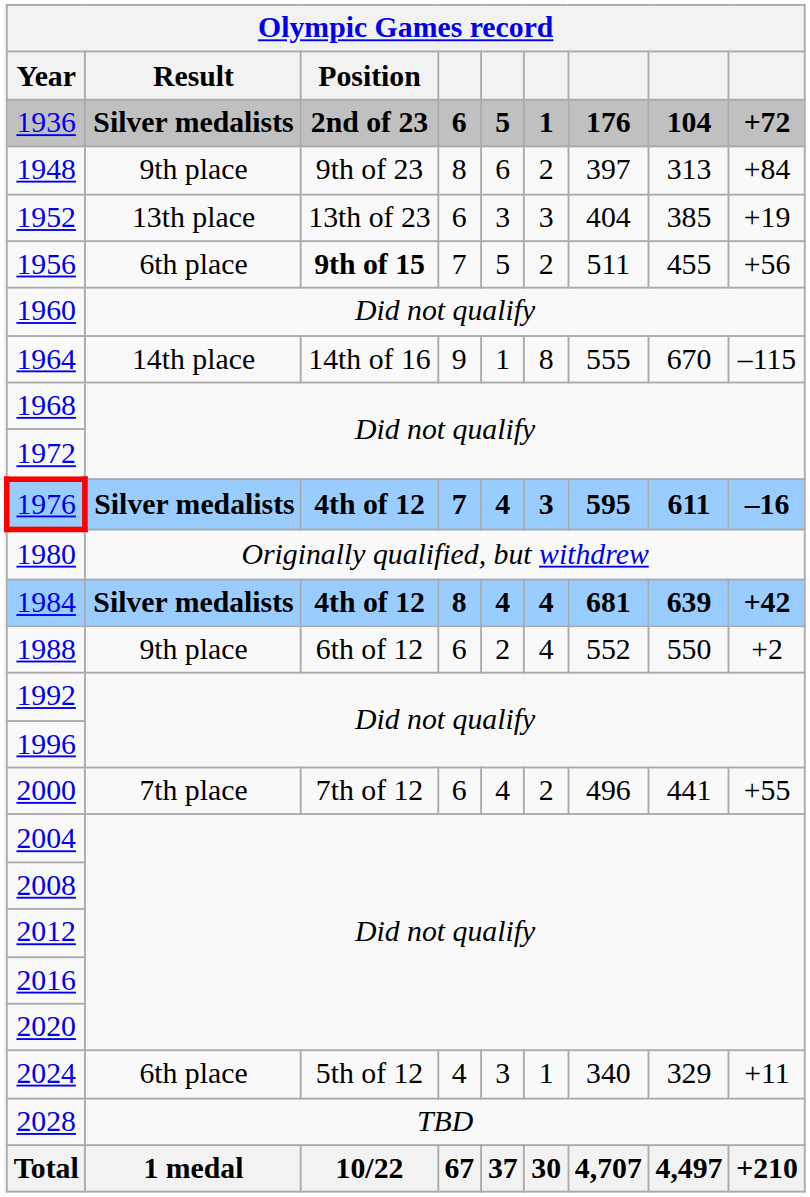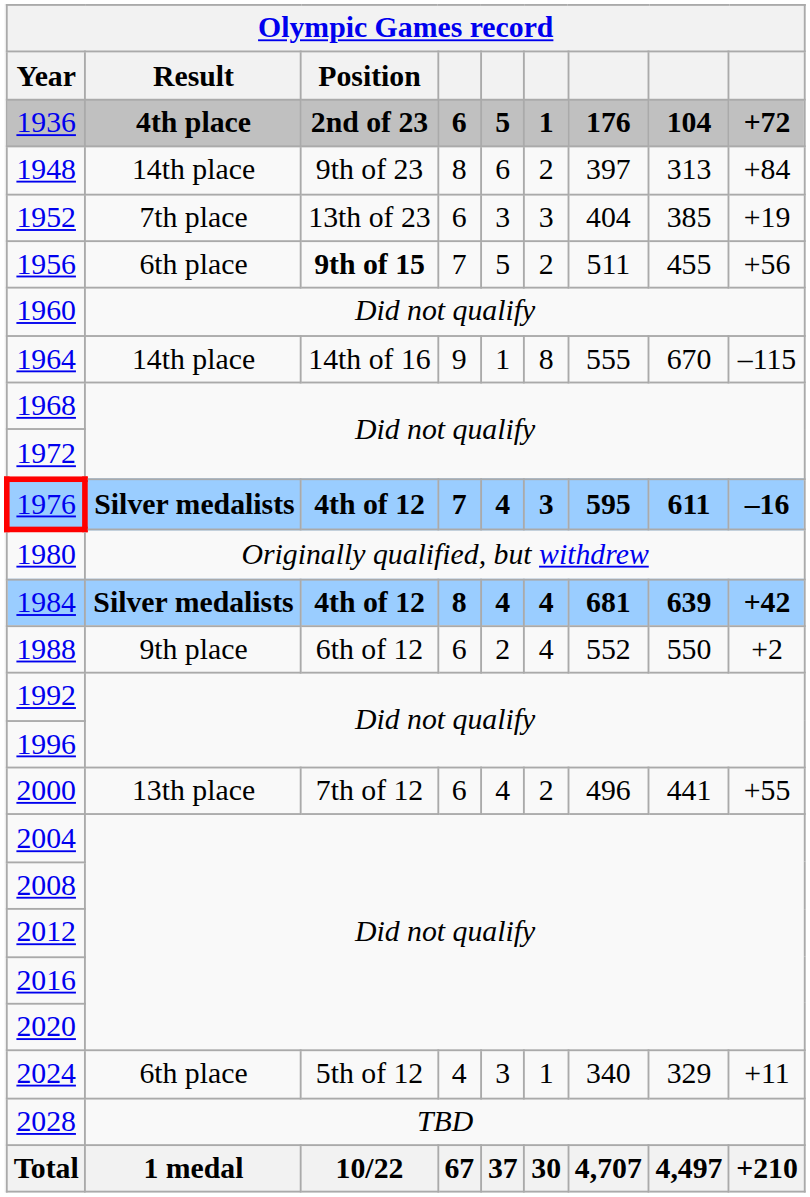(194, 122) Silver medalists -> (194, 122) 4th place
(194, 169) 9th place -> (194, 169) 14th place
(194, 216) 13th place -> (194, 216) 7th place
(194, 790) 7th place -> (194, 790) 13th place
